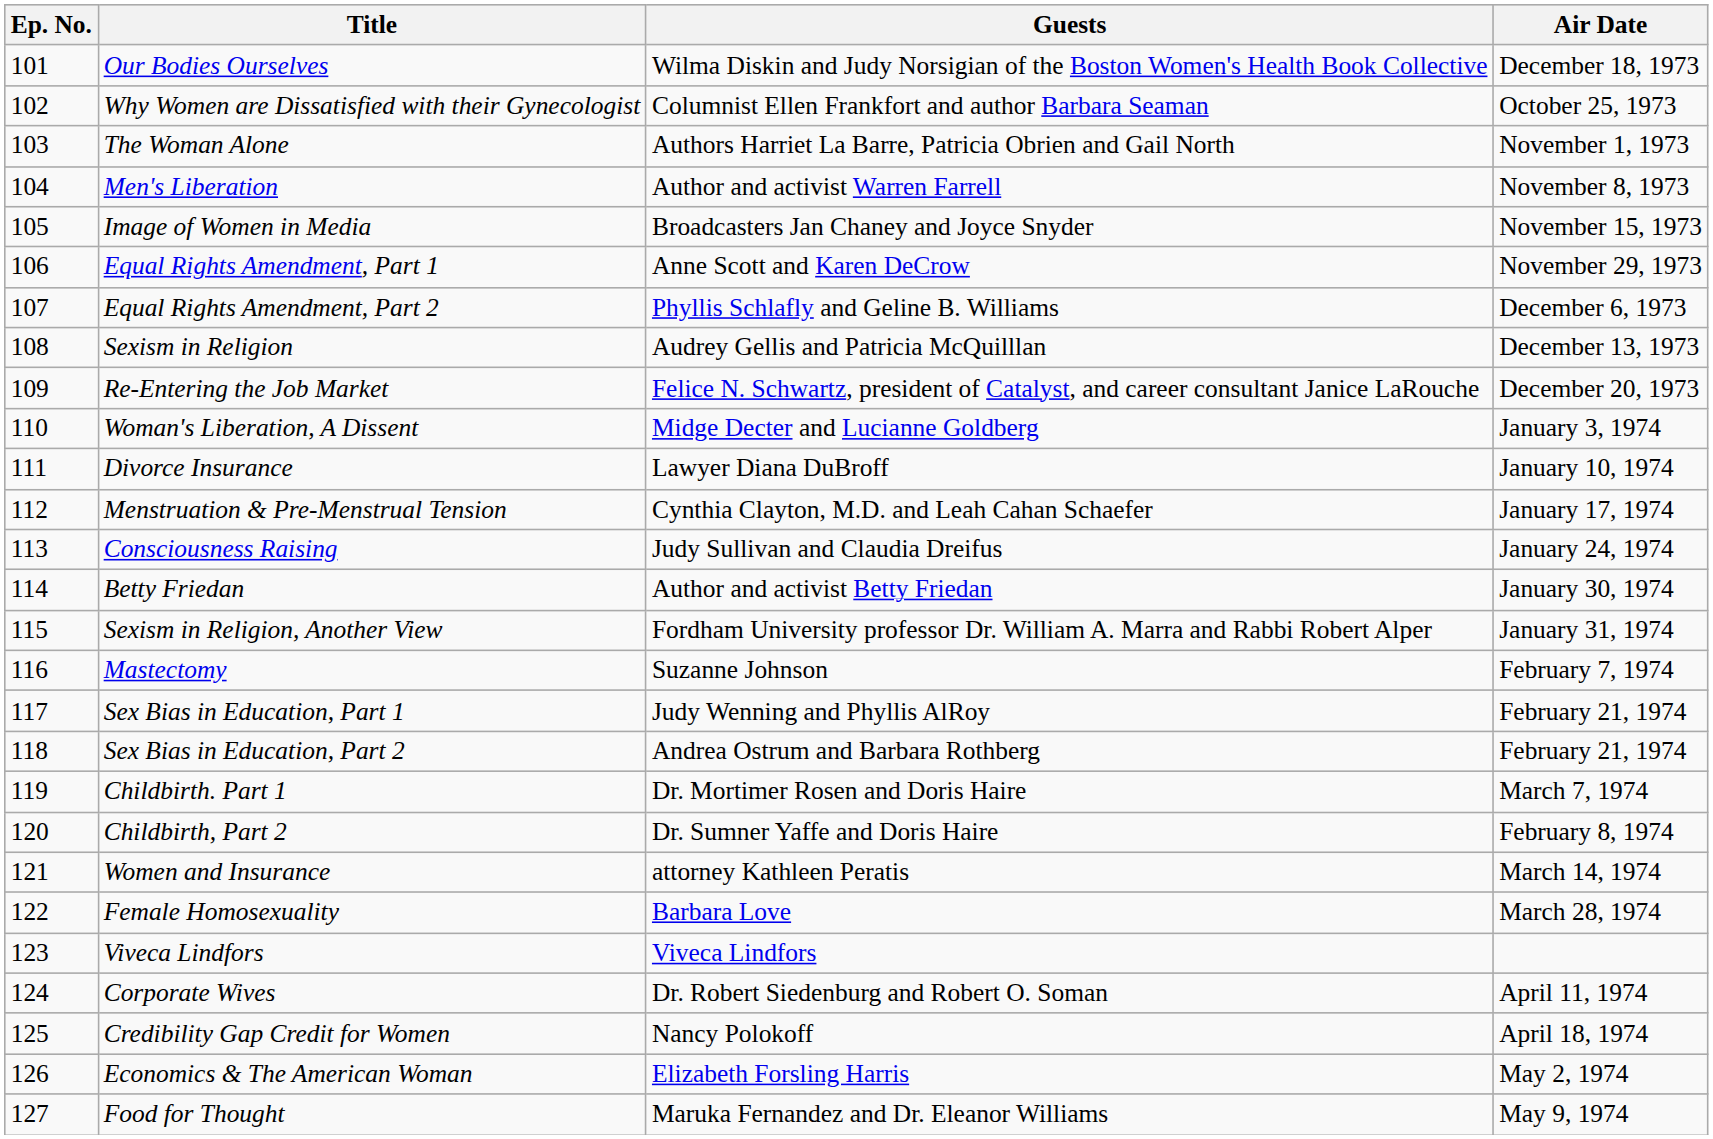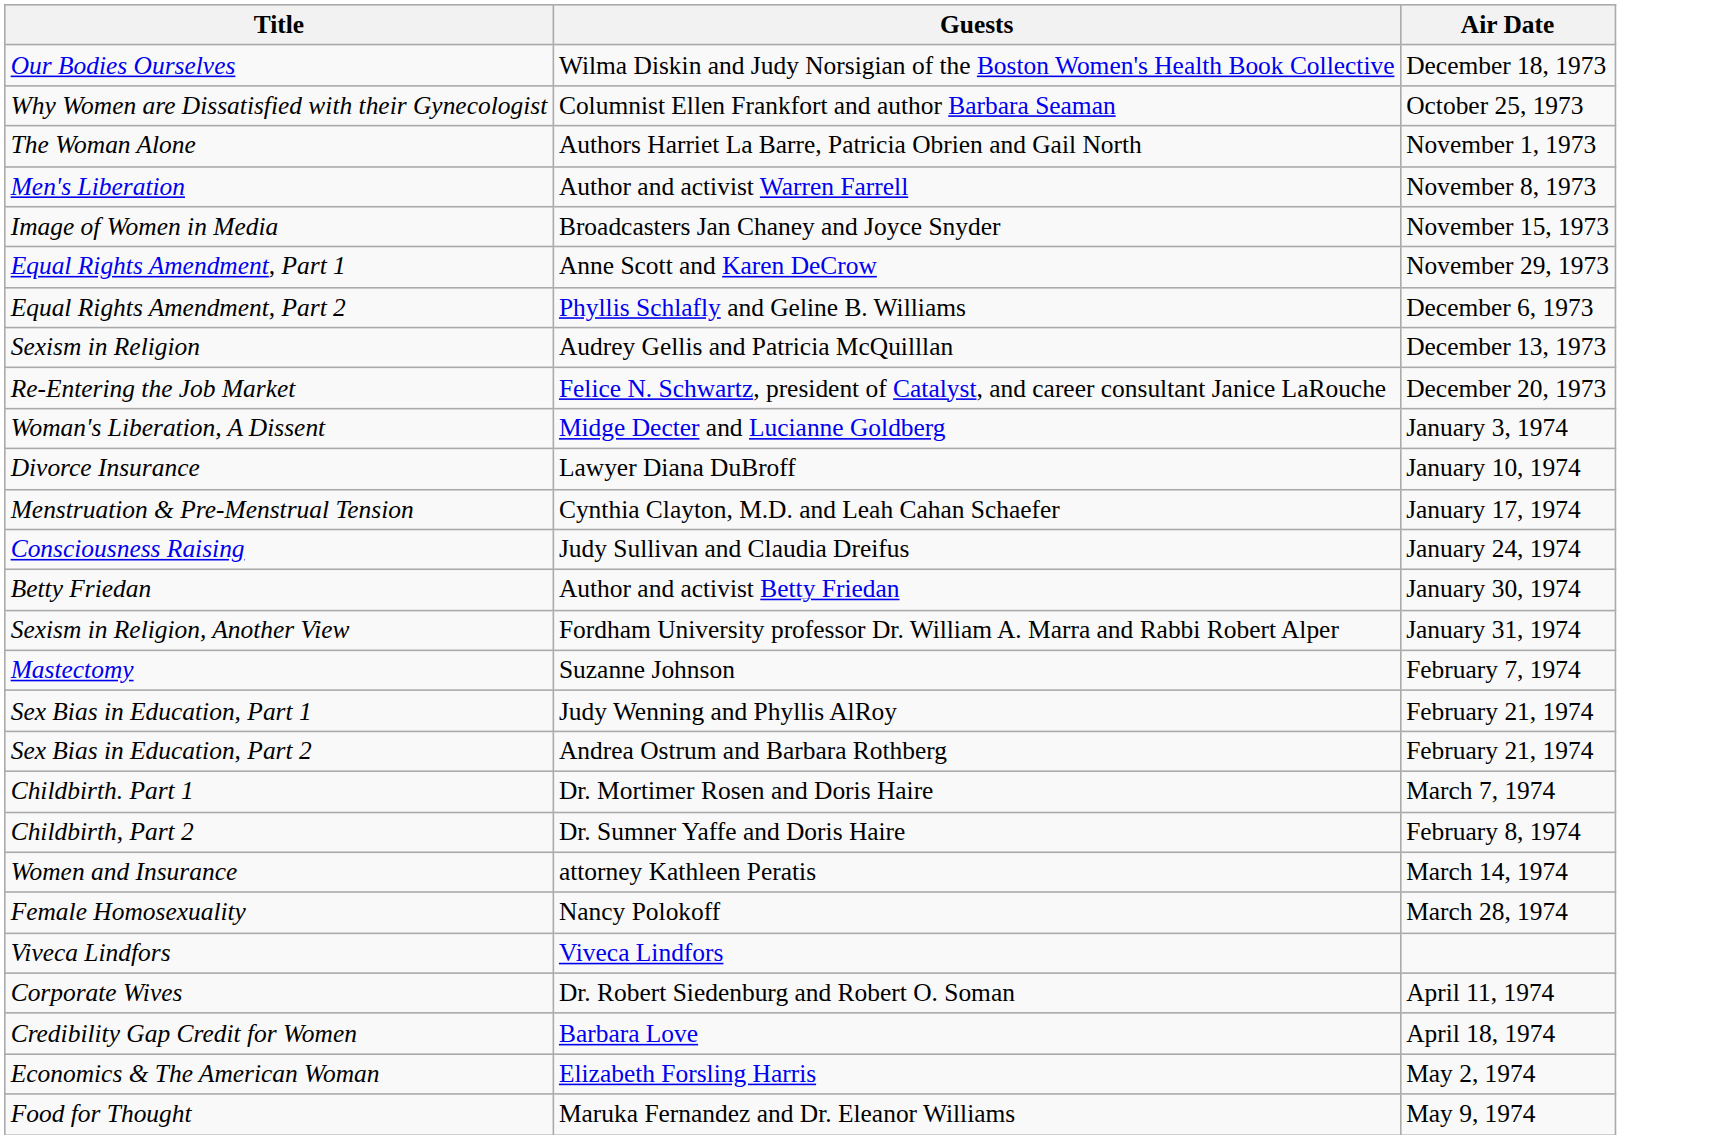- column: (51, 24)
(722, 912) Barbara Love -> (640, 912) Nancy Polokoff
(733, 1033) Nancy Polokoff -> (629, 1033) Barbara Love
